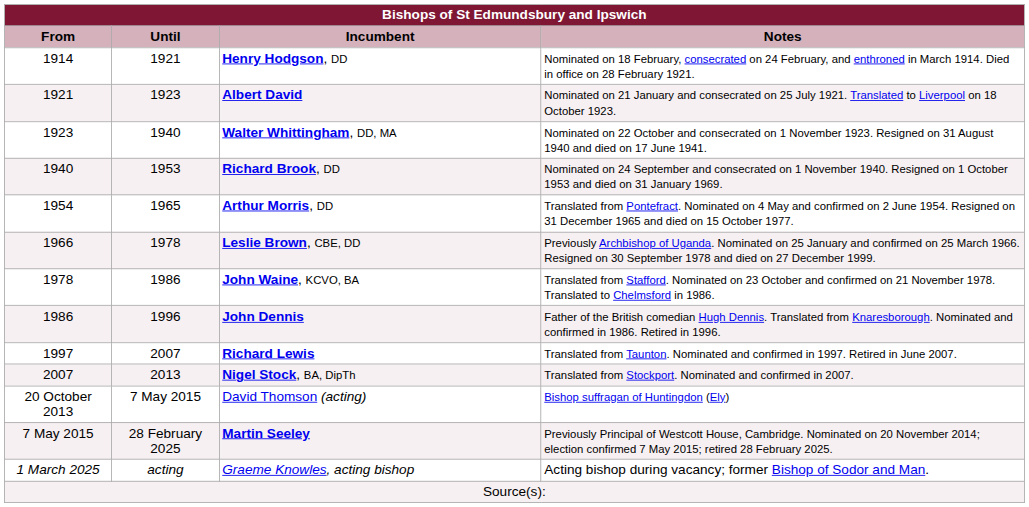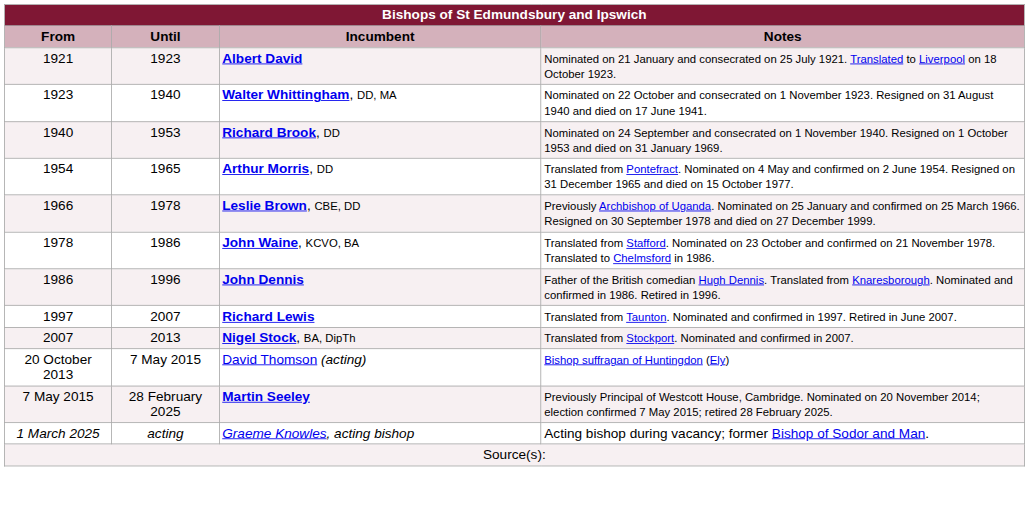- row: (285, 58)
